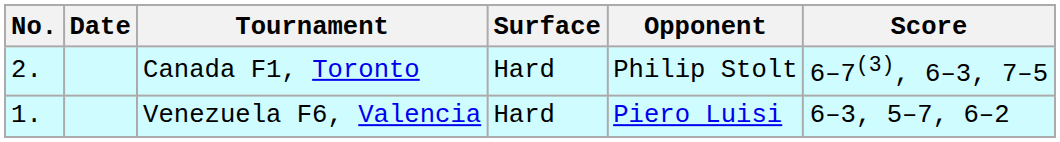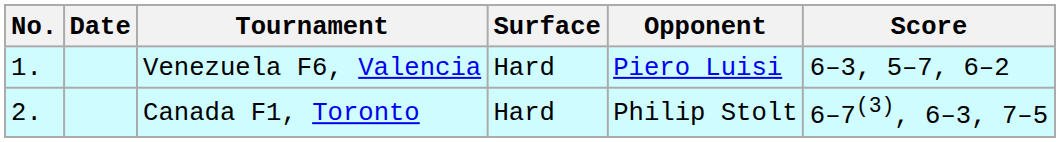rows swapped: (312, 116) <-> (281, 71)
